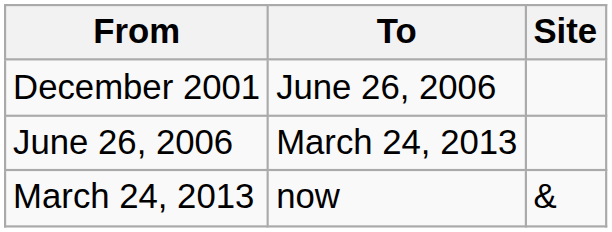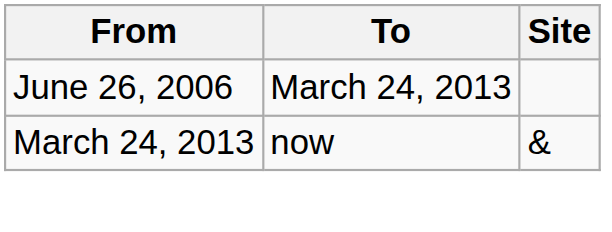- row: (137, 87)
